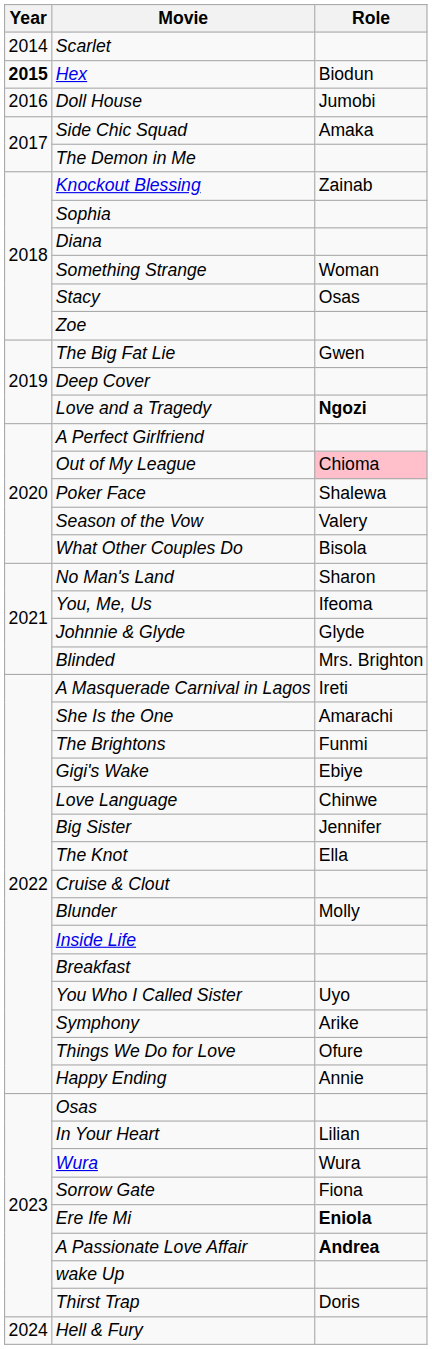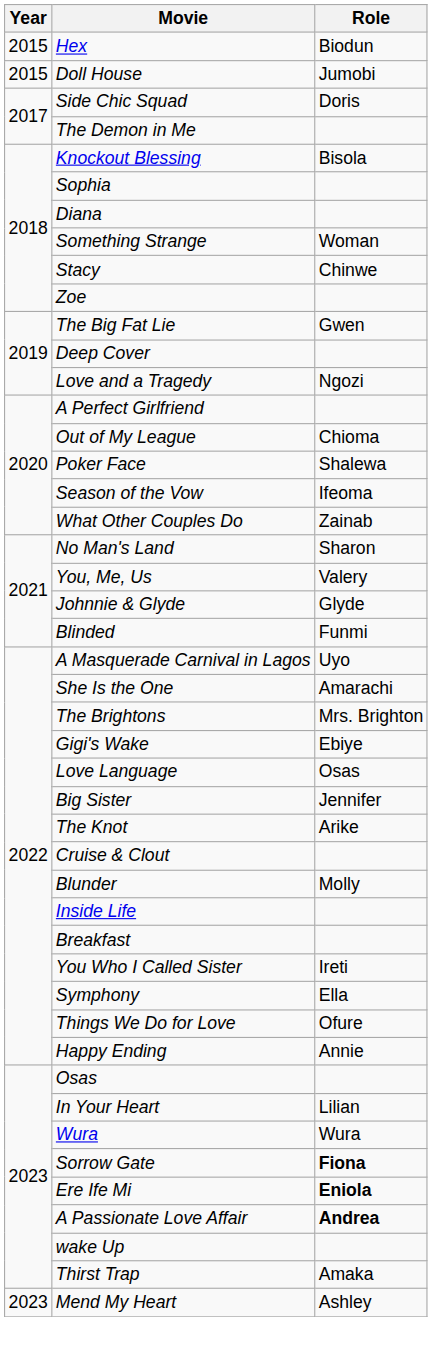- row: (83, 46)
(28, 74) bold -> (28, 46) normal
(28, 102) 2016 -> (28, 74) 2015
(346, 130) Amaka -> (339, 102) Doris
(346, 185) Zainab -> (343, 158) Bisola
(339, 297) Osas -> (348, 269) Chinwe
(343, 409) bold -> (341, 381) normal
(349, 465) pink background -> (349, 437) no background
(343, 520) Valery -> (346, 492) Ifeoma
(343, 548) Bisola -> (346, 520) Zainab
(346, 604) Ifeoma -> (343, 576) Valery
(371, 660) Mrs. Brighton -> (343, 632) Funmi
(333, 688) Ireti -> (334, 660) Uyo
(343, 744) Funmi -> (371, 716) Mrs. Brighton
(348, 800) Chinwe -> (339, 772) Osas
(333, 855) Ella -> (339, 827) Arike
(334, 995) Uyo -> (333, 967) Ireti
(339, 1023) Arike -> (333, 995) Ella
(341, 1190) normal -> (342, 1162) bold
(339, 1302) Doris -> (346, 1274) Amaka
+ row: (116, 1302)
- row: (99, 1330)
